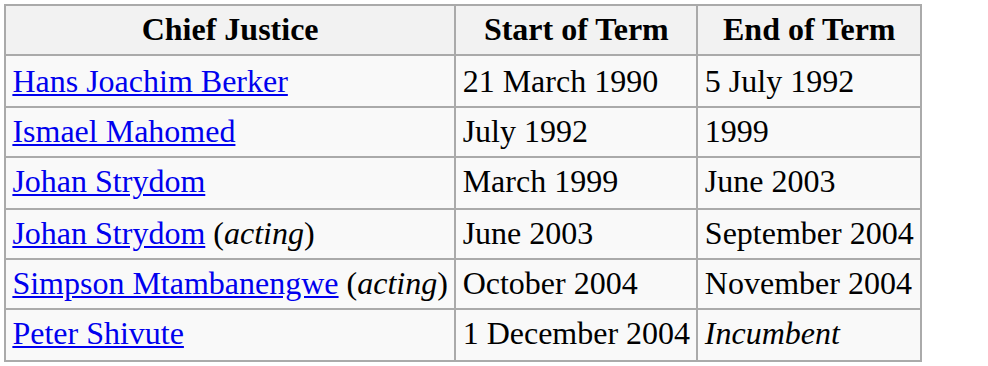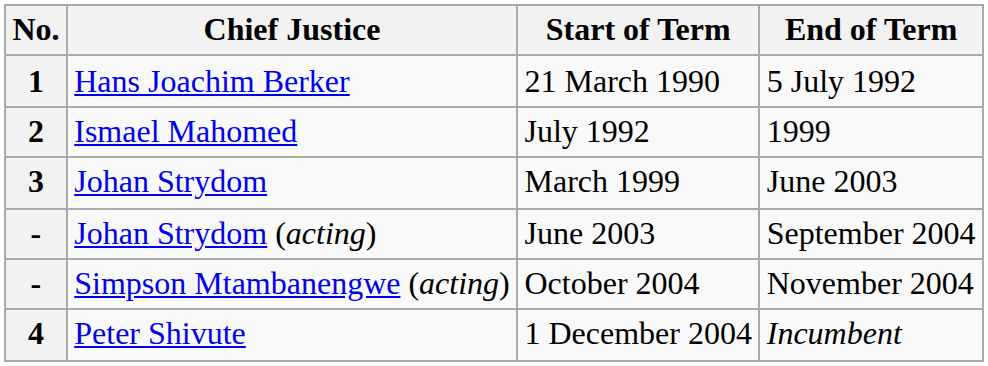+ column: (36, 29)
